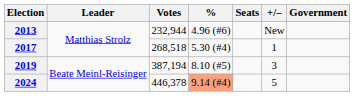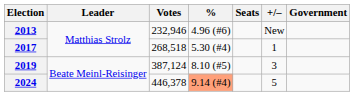(169, 30) 232,944 -> (169, 30) 232,946
(169, 64) 387,194 -> (169, 64) 387,124
